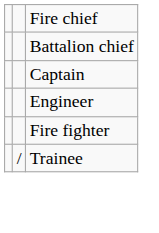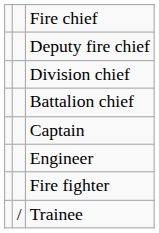+ row: (90, 46)
+ row: (80, 74)
